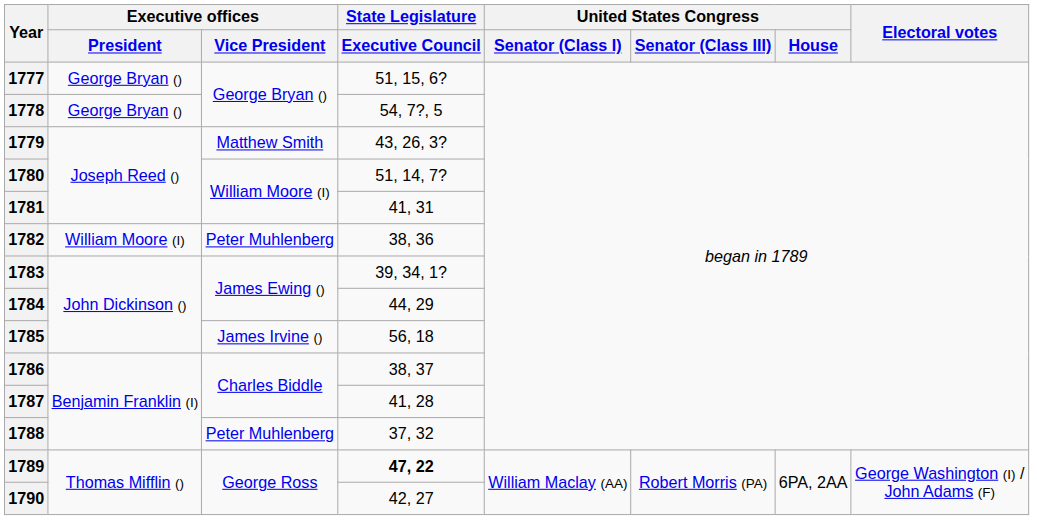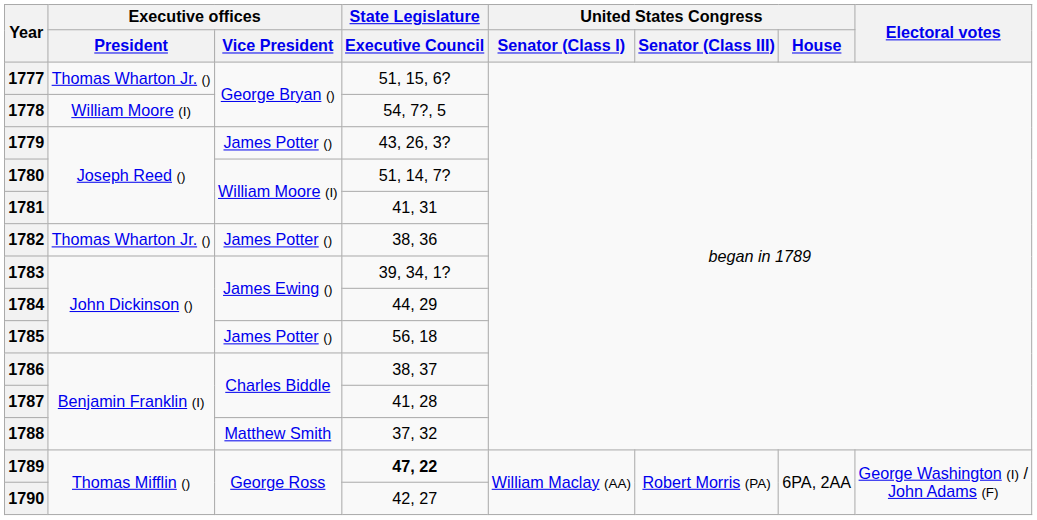(125, 78) George Bryan () -> (131, 78) Thomas Wharton Jr. ()
(125, 110) George Bryan () -> (131, 110) William Moore (I)
(270, 143) Matthew Smith -> (278, 143) James Potter ()
(125, 240) William Moore (I) -> (131, 240) Thomas Wharton Jr. ()
(270, 240) Peter Muhlenberg -> (278, 240) James Potter ()
(270, 337) James Irvine () -> (278, 337) James Potter ()
(270, 434) Peter Muhlenberg -> (278, 434) Matthew Smith
